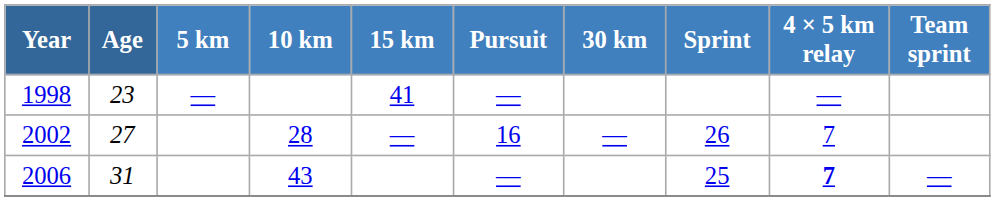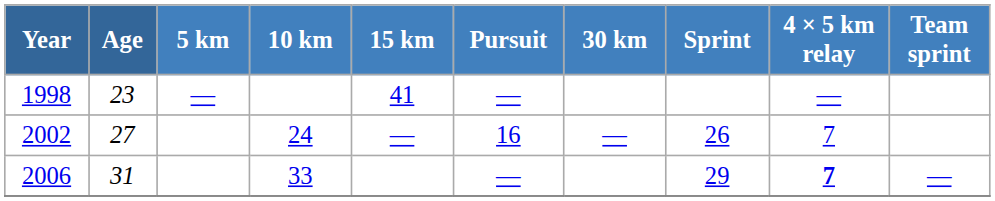(300, 135) 28 -> (300, 135) 24
(300, 175) 43 -> (300, 175) 33
(717, 175) 25 -> (717, 175) 29
